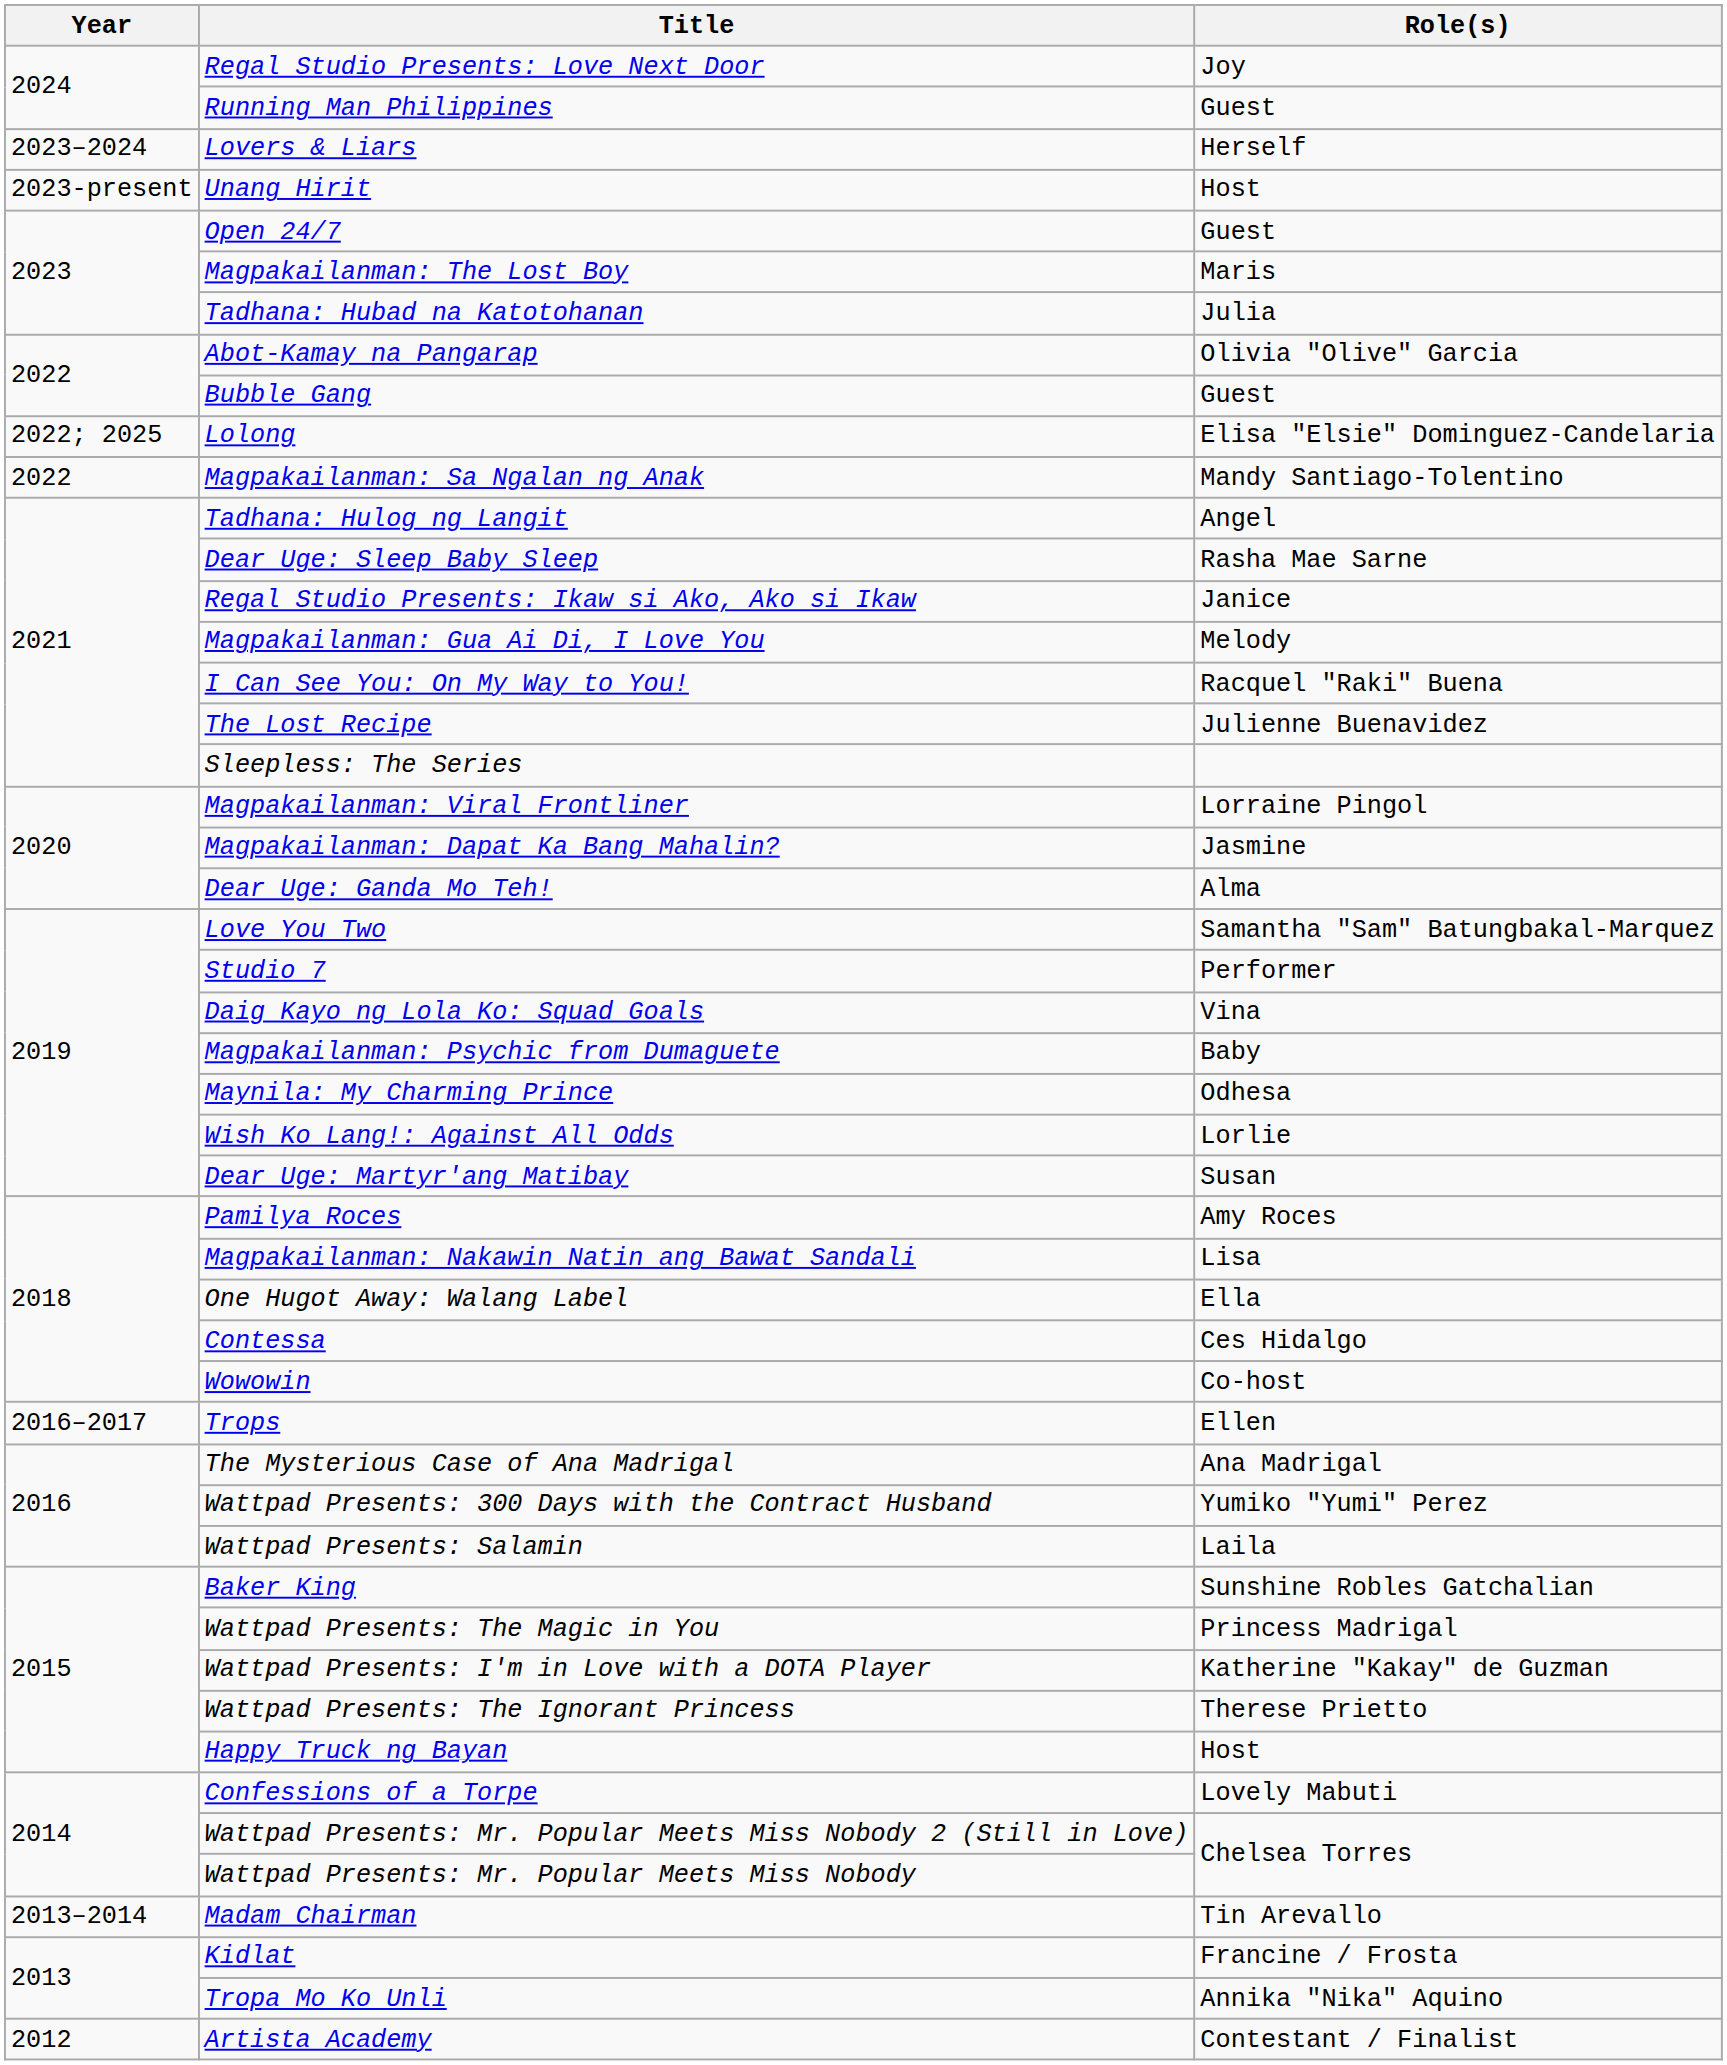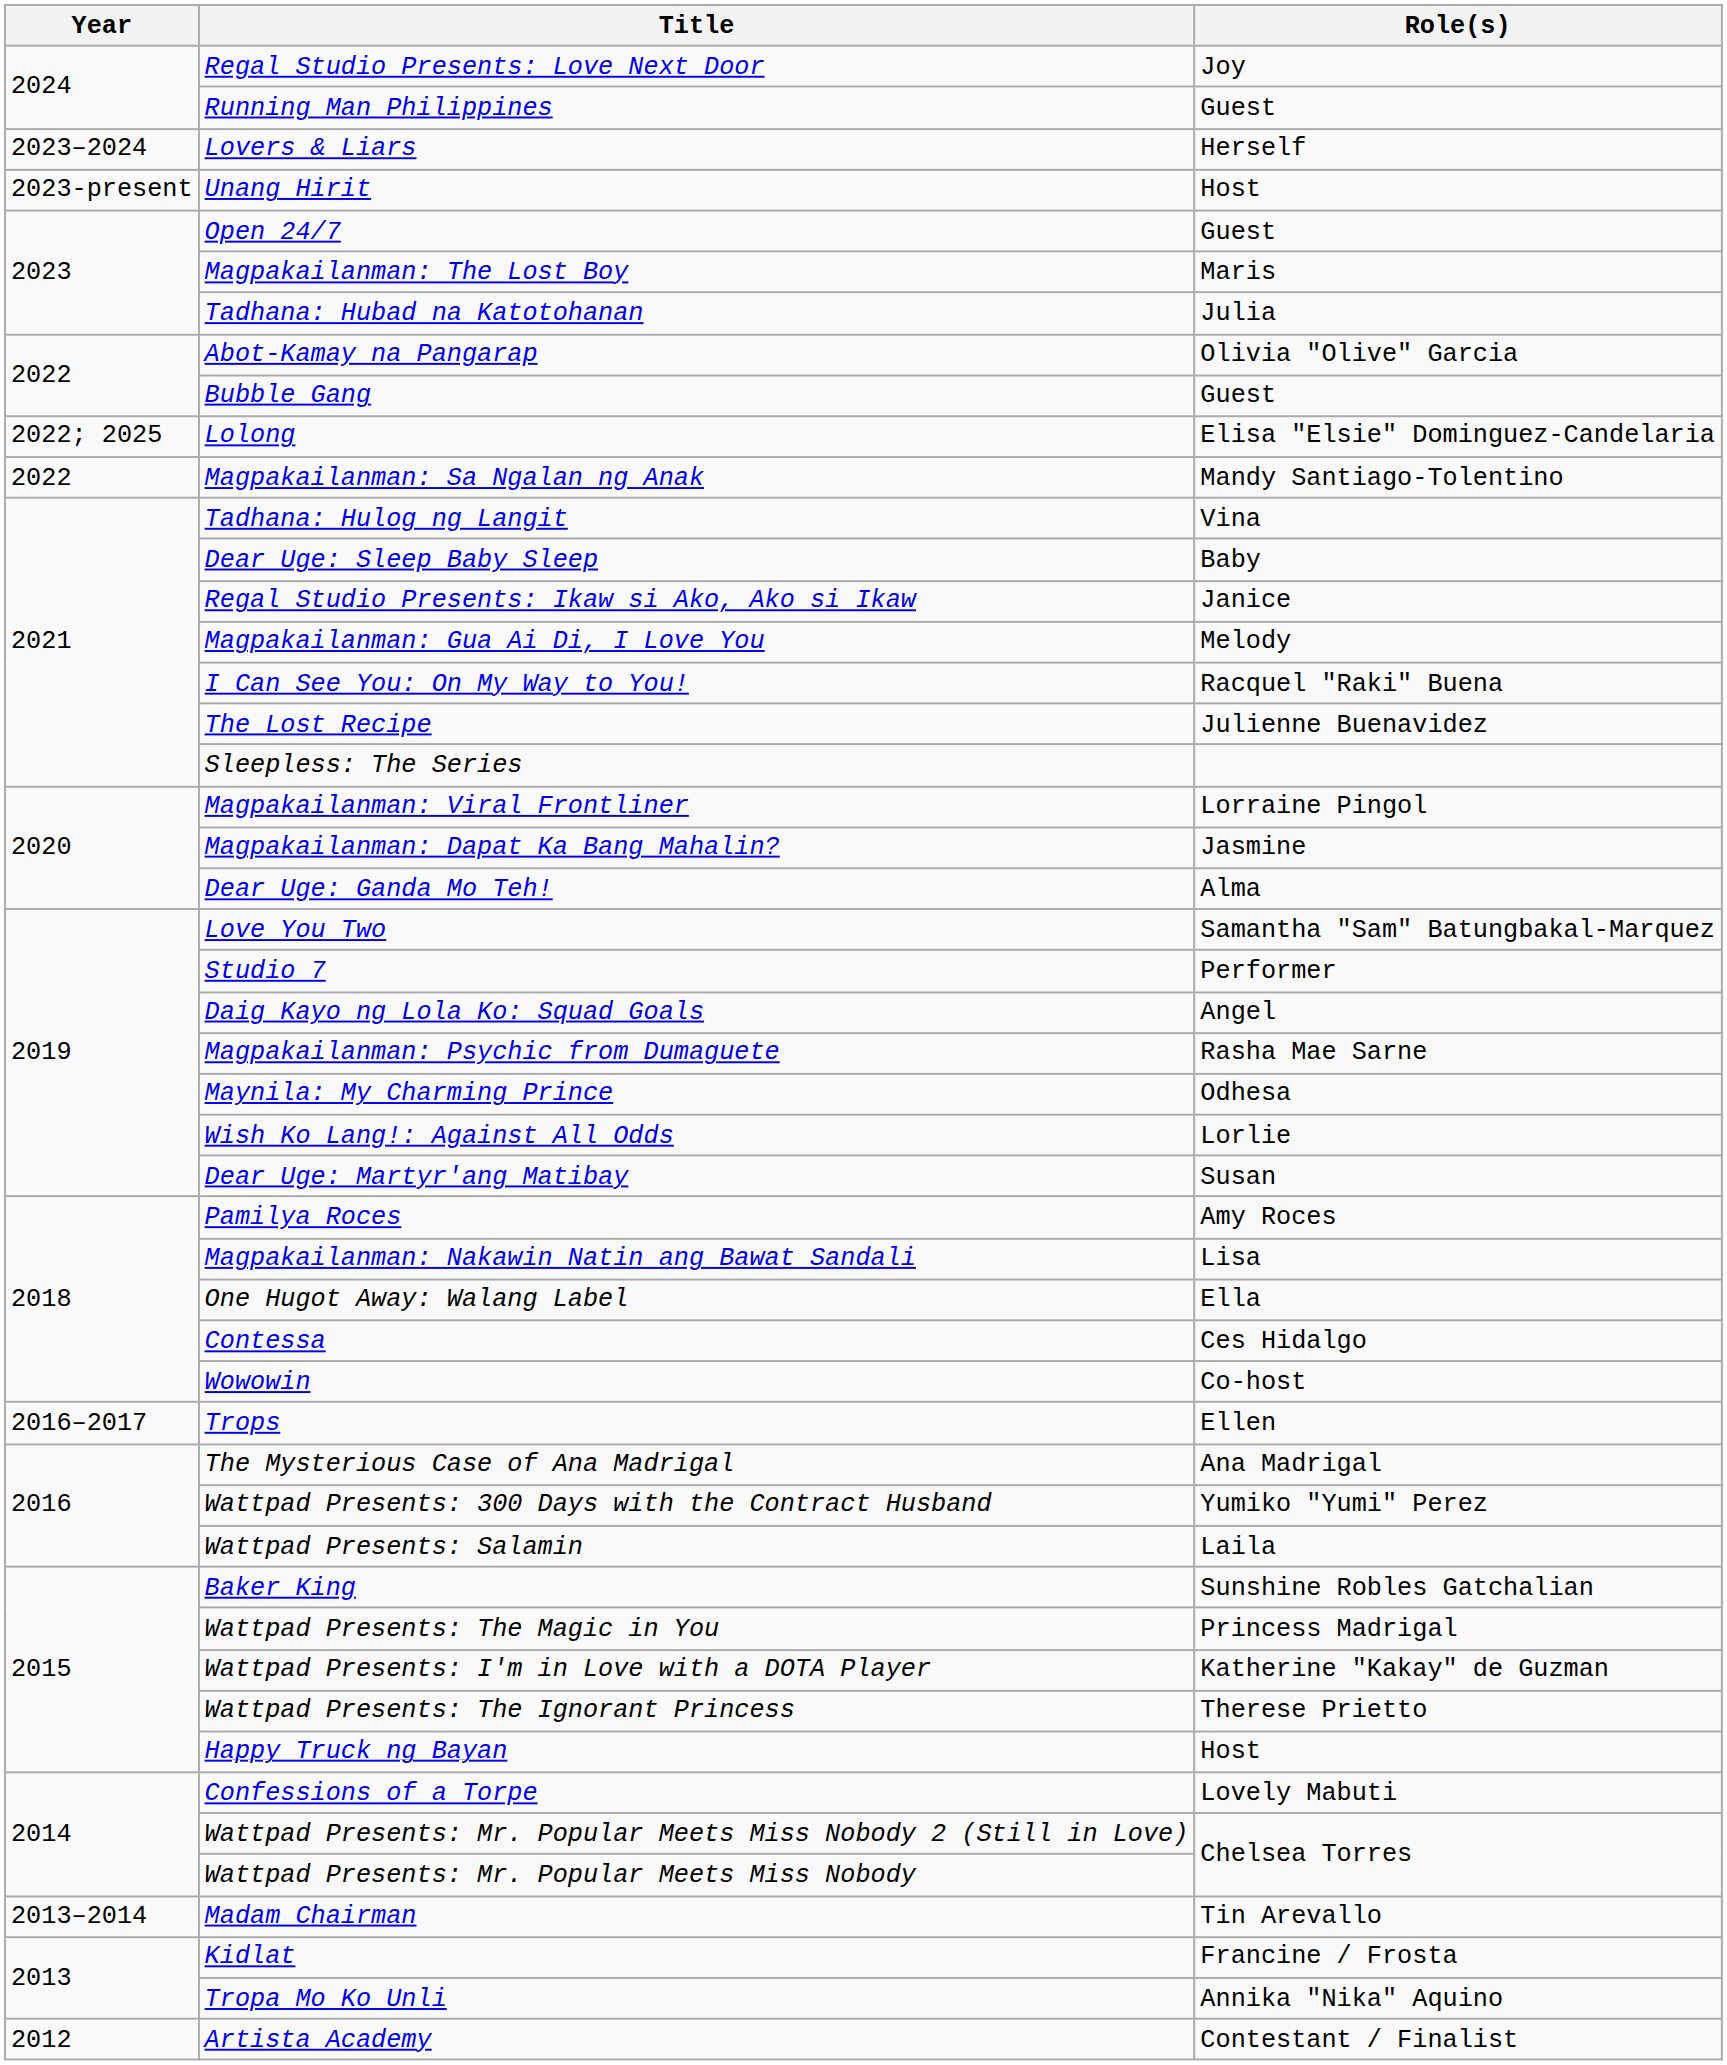(1238, 519) Angel -> (1231, 519) Vina
(1314, 560) Rasha Mae Sarne -> (1231, 560) Baby
(1231, 1012) Vina -> (1238, 1012) Angel
(1231, 1053) Baby -> (1314, 1053) Rasha Mae Sarne
